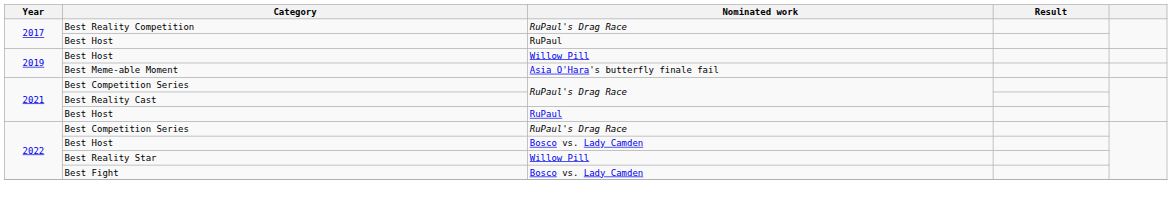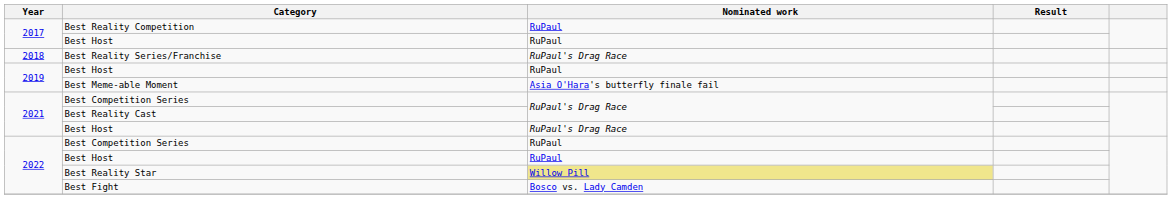(578, 26) RuPaul's Drag Race -> (546, 26) RuPaul
+ row: (33, 56)
(559, 56) Willow Pill -> (546, 70) RuPaul
(546, 114) RuPaul -> (578, 129) RuPaul's Drag Race
(578, 129) RuPaul's Drag Race -> (546, 143) RuPaul
(587, 143) Bosco vs. Lady Camden -> (546, 158) RuPaul
(559, 158) no background -> (559, 172) khaki background
